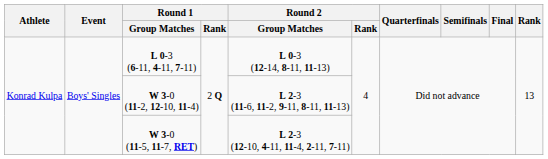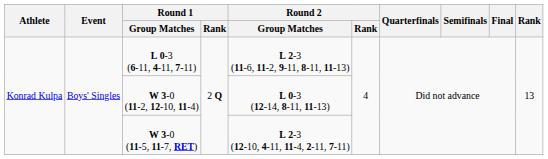(290, 62) L 0-3 (12-14, 8-11, 11-13) -> (290, 62) L 2-3 (11-6, 11-2, 9-11, 8-11, 11-13)
(290, 101) L 2-3 (11-6, 11-2, 9-11, 8-11, 11-13) -> (290, 101) L 0-3 (12-14, 8-11, 11-13)
